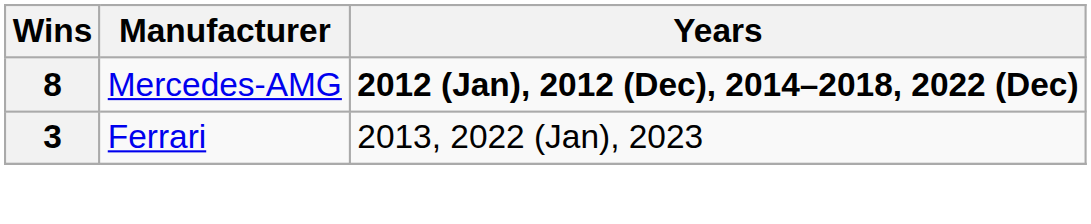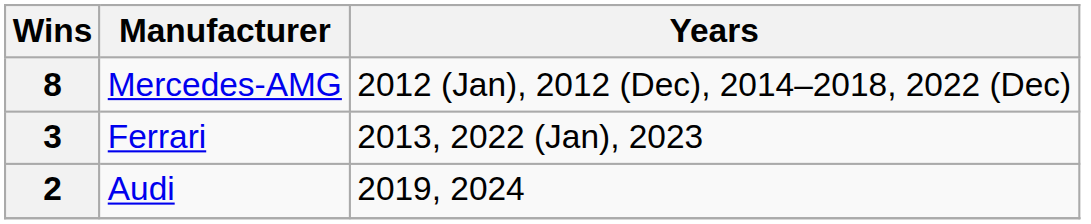(718, 84) bold -> (714, 84) normal
+ row: (53, 190)
